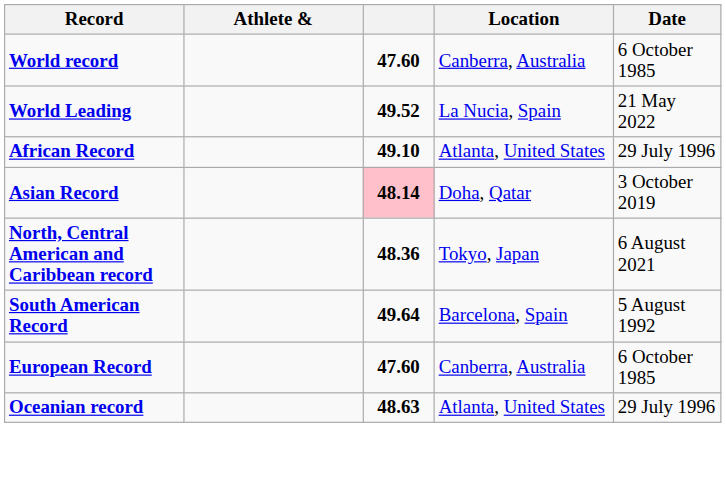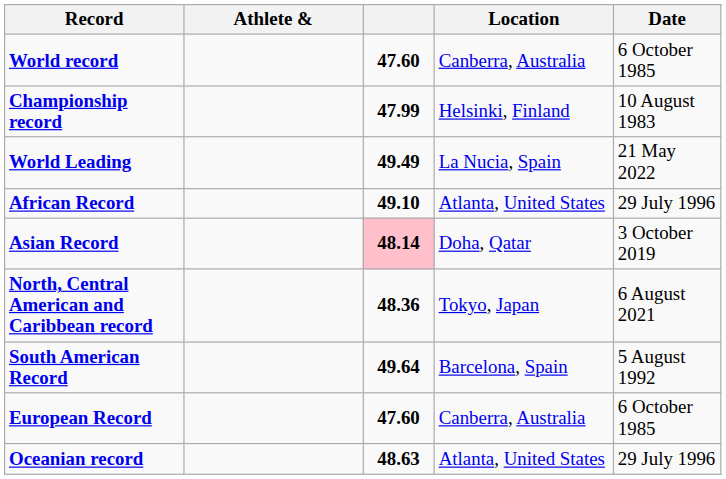+ row: (68, 111)
(399, 111) 49.52 -> (399, 162) 49.49
